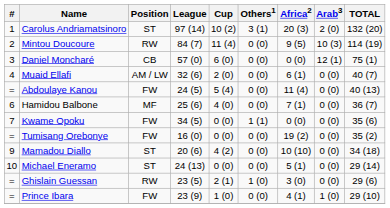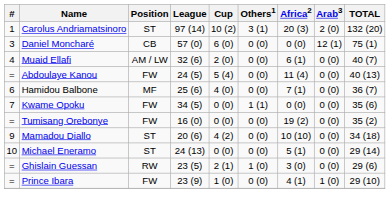- row: (58, 44)
